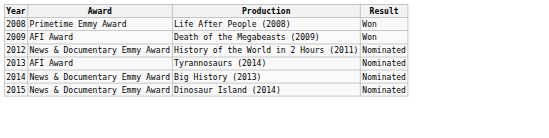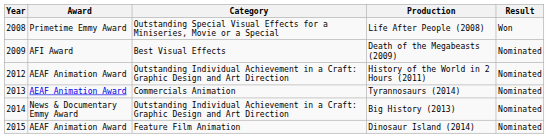+ column: (249, 11)
(370, 37) Won -> (520, 51) Nominated
(100, 50) News & Documentary Emmy Award -> (78, 74) AEAF Animation Award
(51, 63) AFI Award -> (78, 91) AEAF Animation Award
(100, 90) News & Documentary Emmy Award -> (78, 127) AEAF Animation Award
